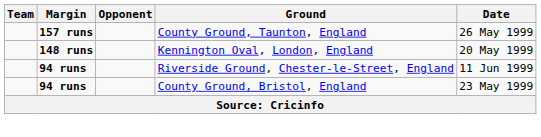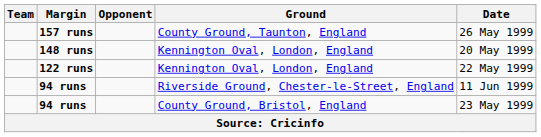+ row: (66, 68)
